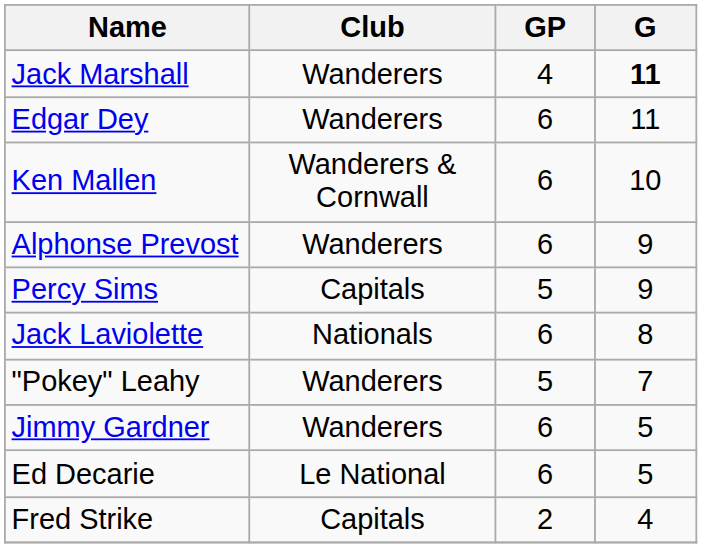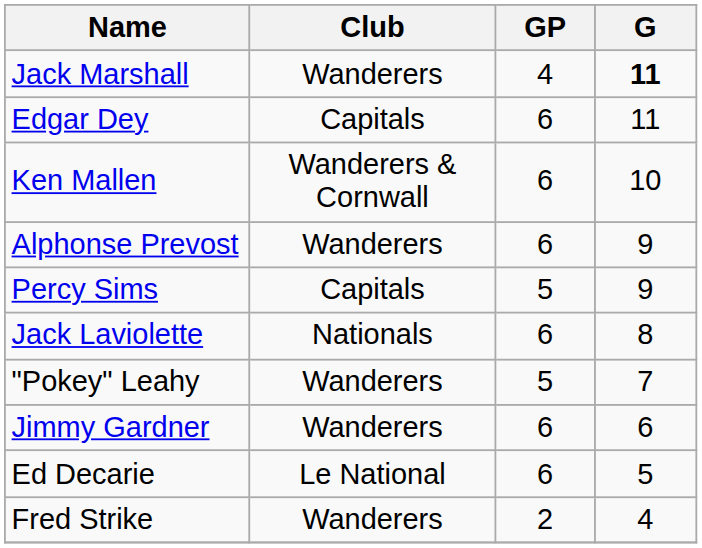(372, 119) Wanderers -> (372, 119) Capitals
(645, 427) 5 -> (645, 427) 6
(372, 519) Capitals -> (372, 519) Wanderers
